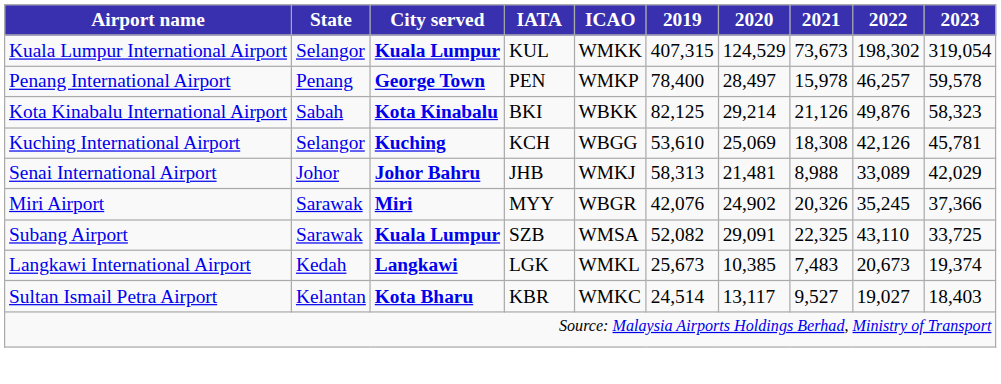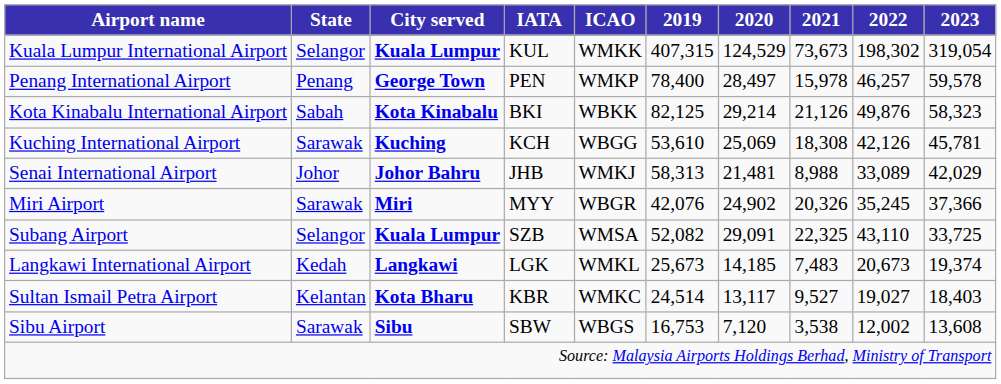(330, 142) Selangor -> (329, 142) Sarawak
(329, 234) Sarawak -> (330, 234) Selangor
(749, 265) 10,385 -> (749, 265) 14,185
+ row: (57, 326)
